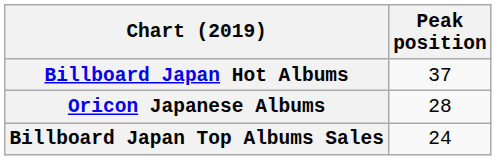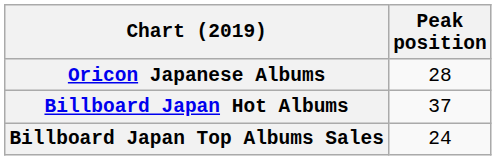rows swapped: (197, 107) <-> (197, 75)
